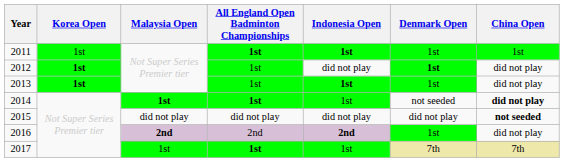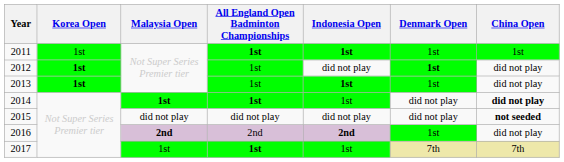(433, 100) not seeded -> (433, 100) did not play
